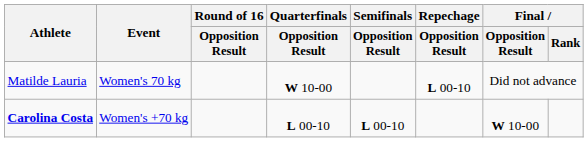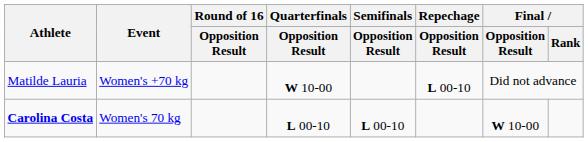(140, 80) Women's 70 kg -> (144, 80) Women's +70 kg
(144, 118) Women's +70 kg -> (140, 118) Women's 70 kg
